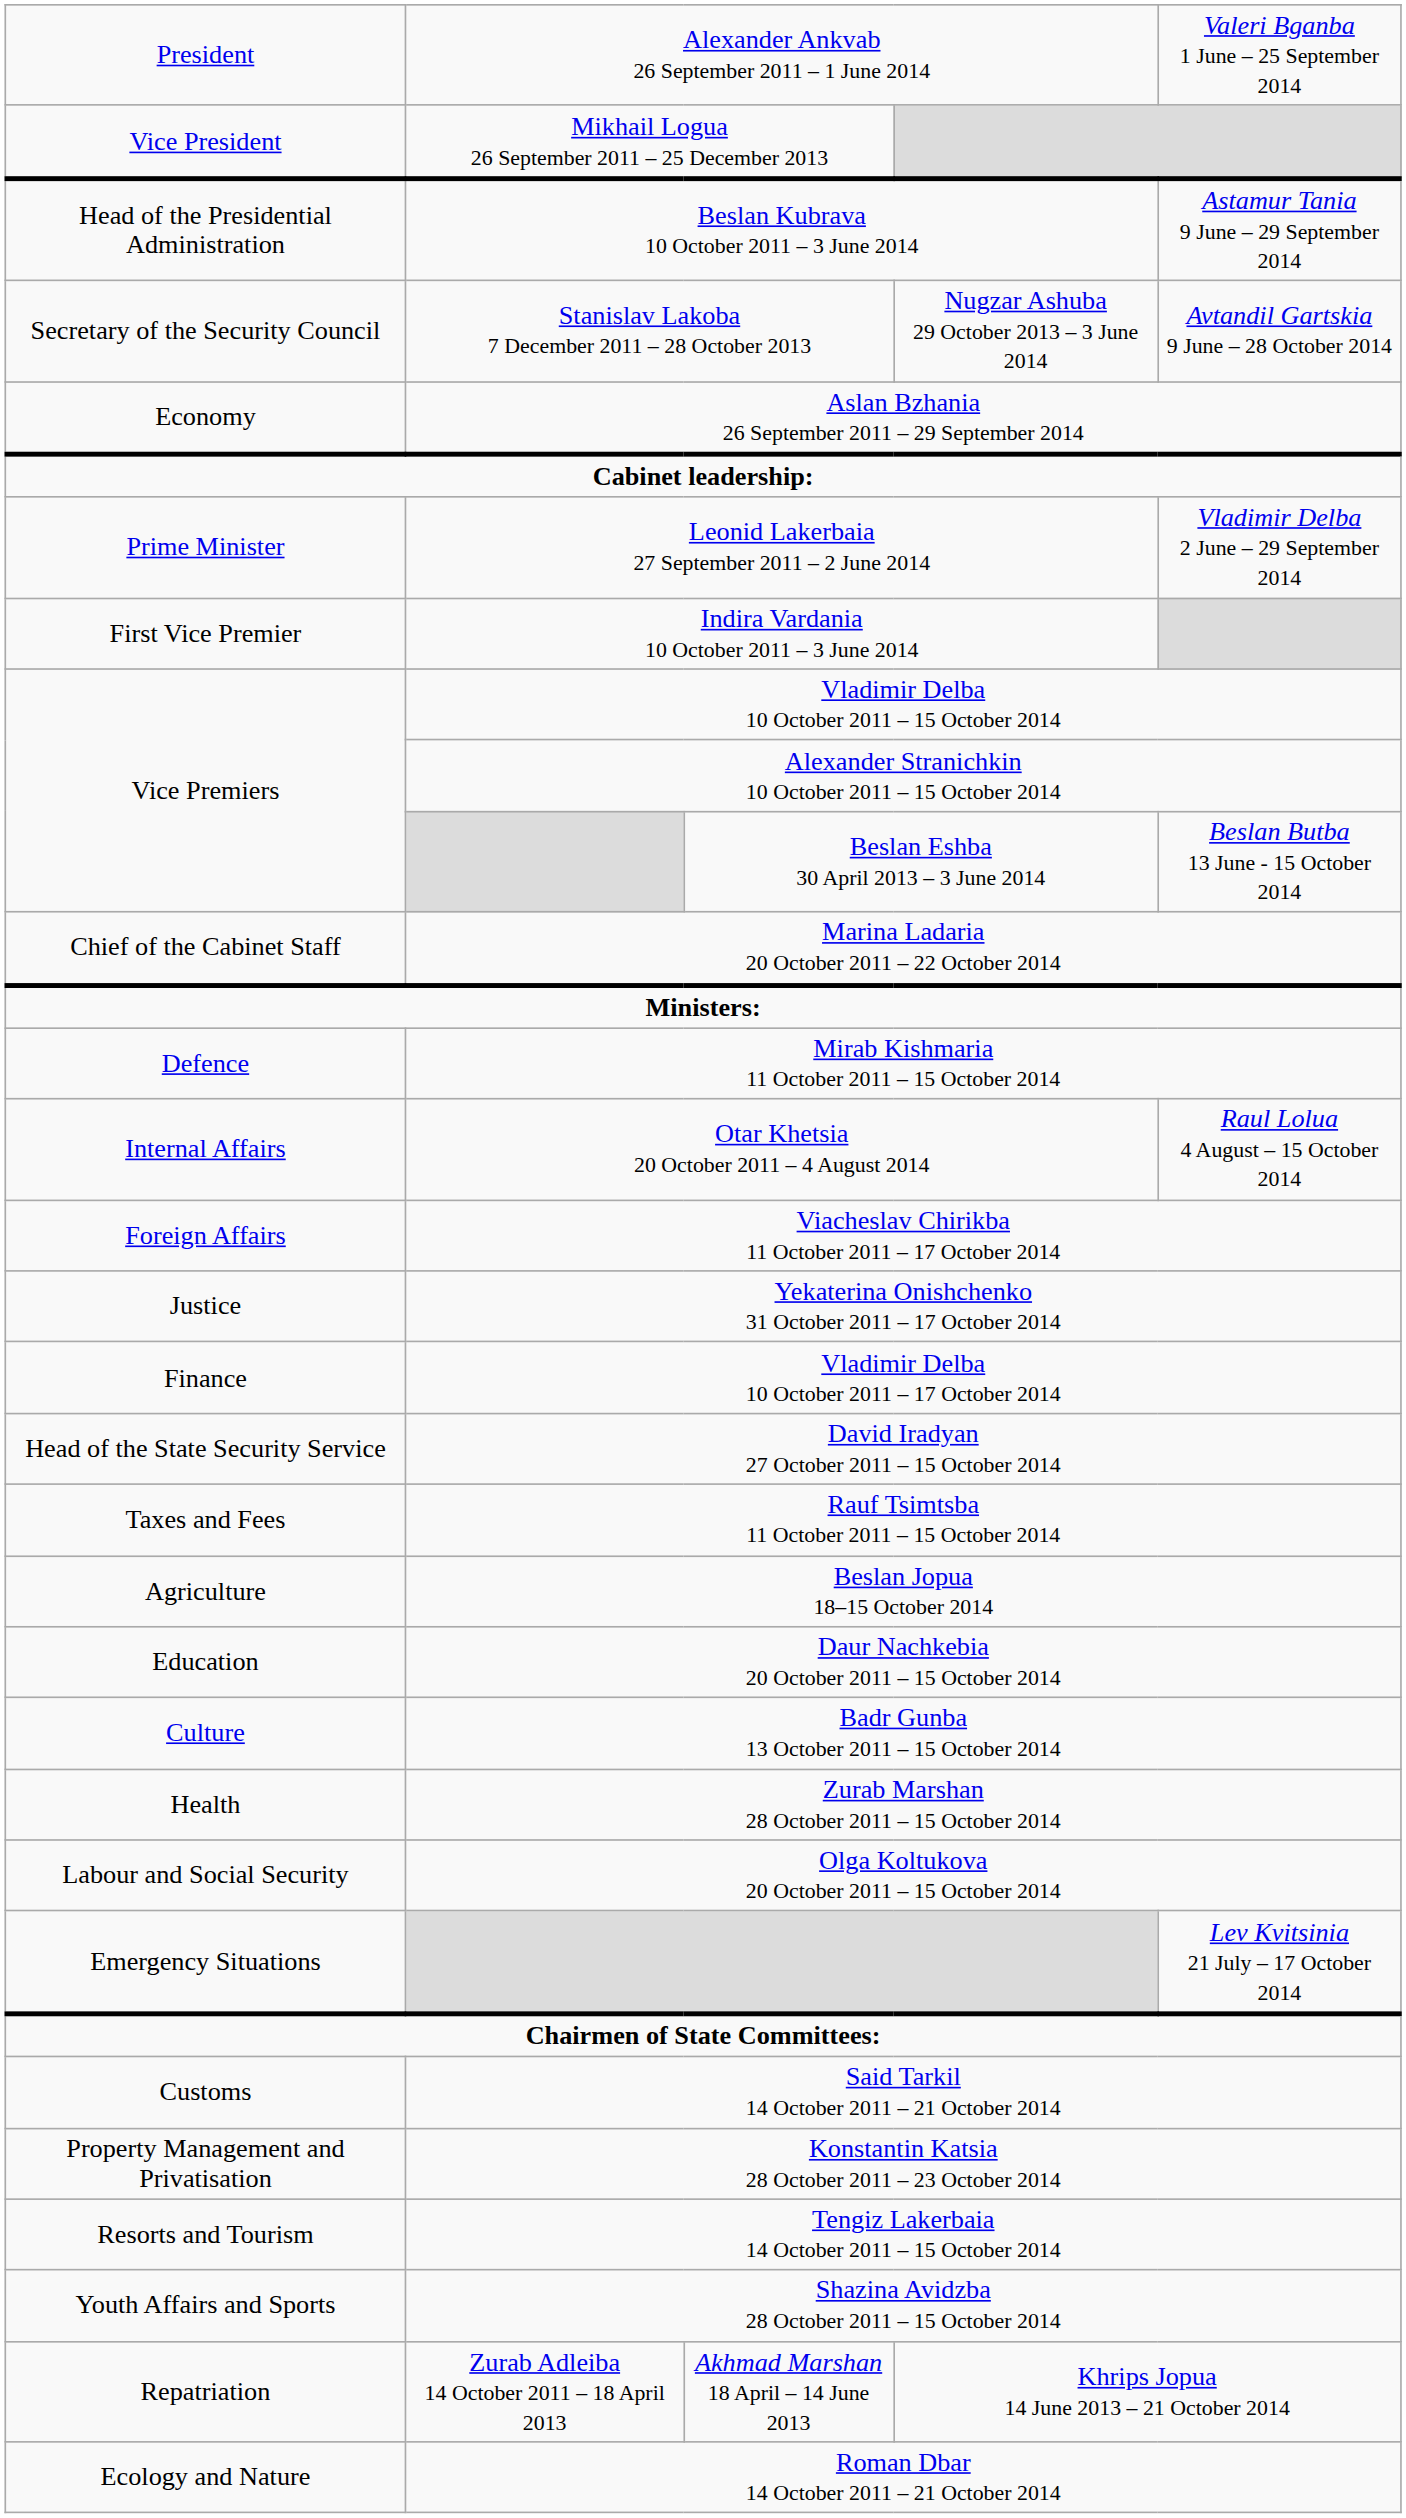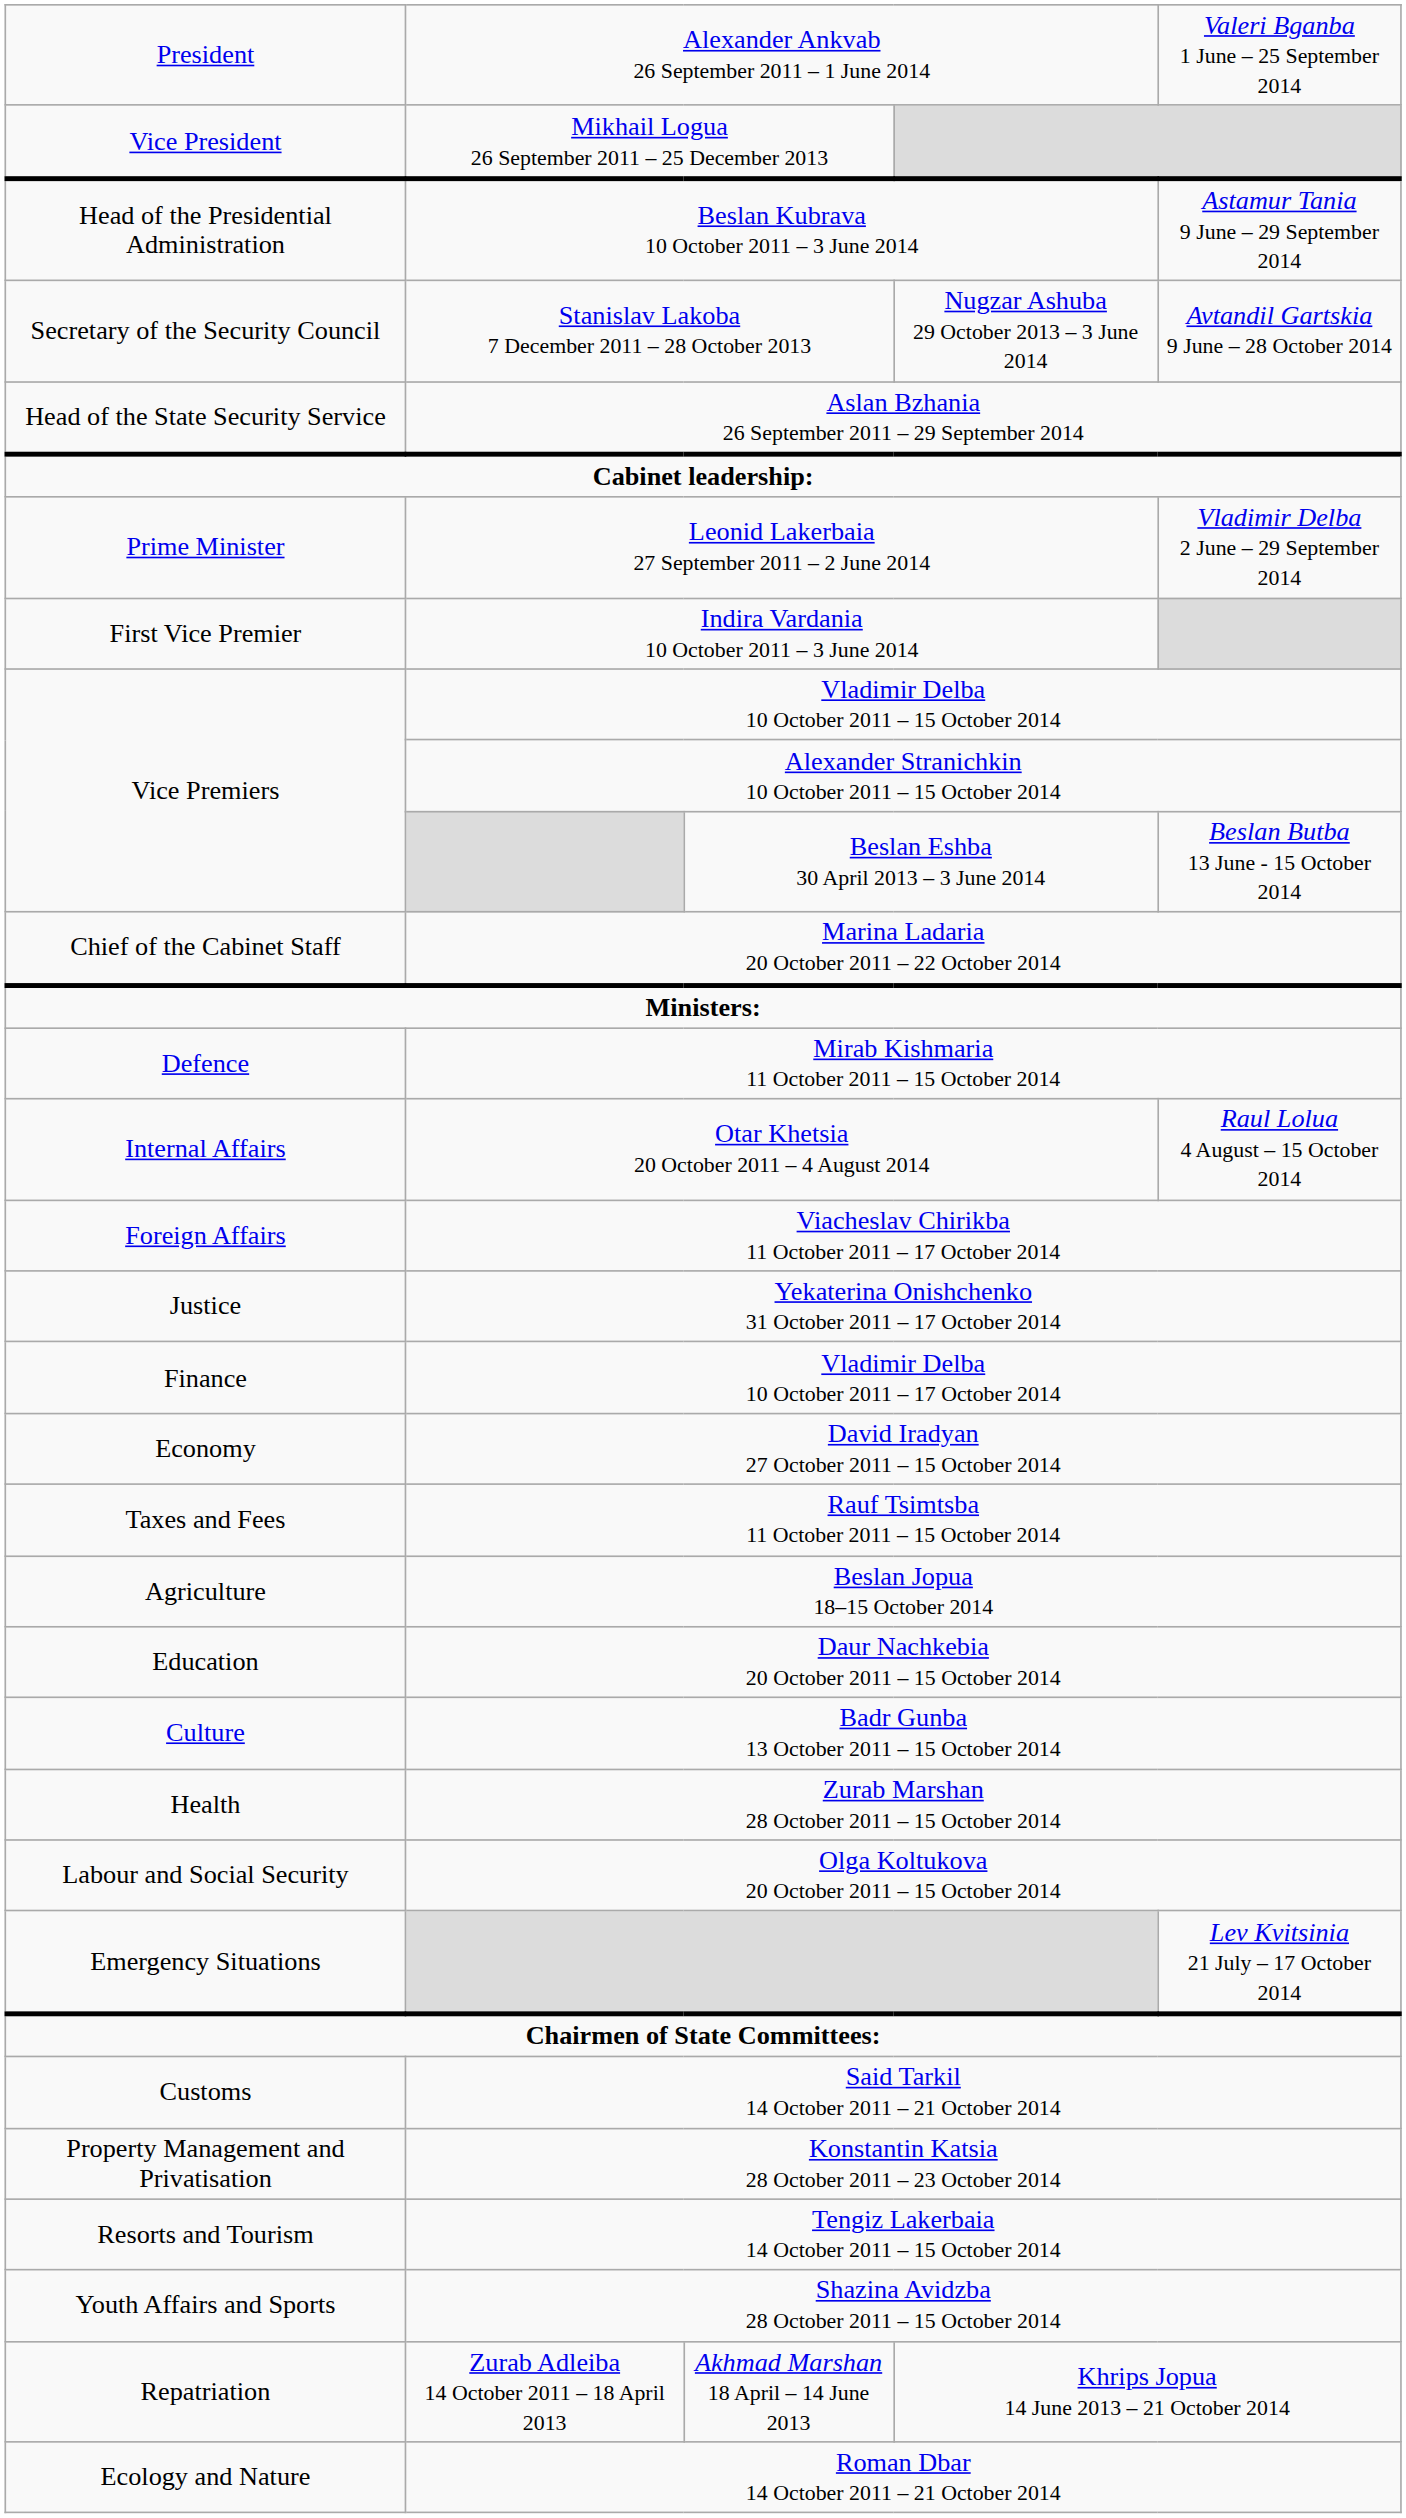(205, 416) Economy -> (205, 416) Head of the State Security Service
(205, 1448) Head of the State Security Service -> (205, 1448) Economy
